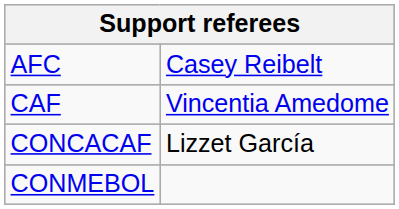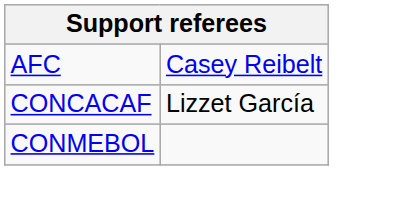- row: (36, 104)
